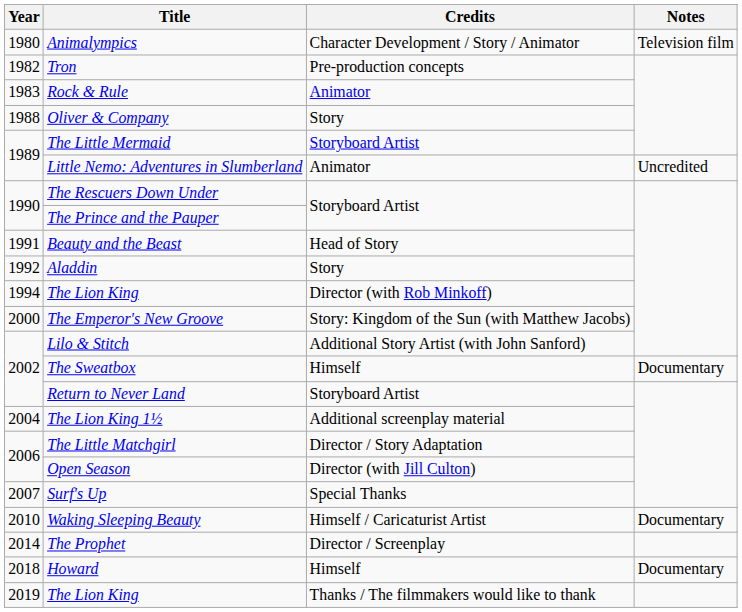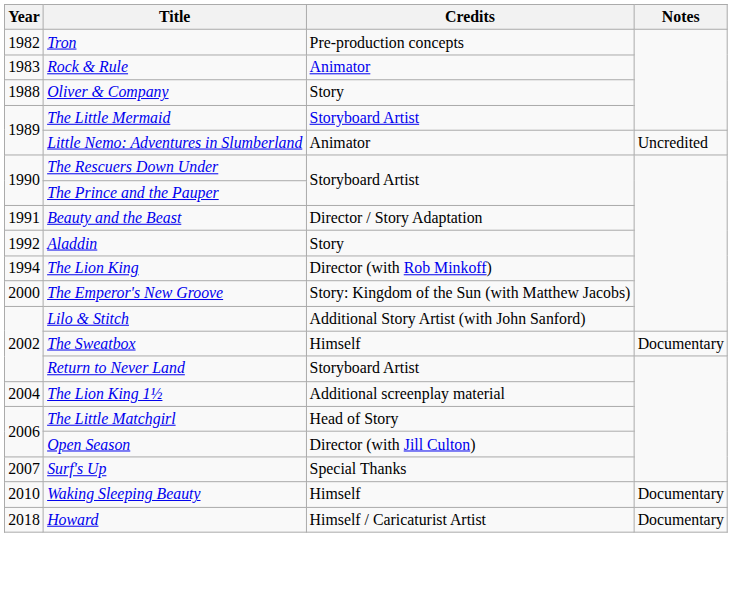- row: (24, 42)
(354, 243) Head of Story -> (396, 218) Director / Story Adaptation
(396, 444) Director / Story Adaptation -> (354, 419) Head of Story
(398, 519) Himself / Caricaturist Artist -> (335, 494) Himself
- row: (24, 544)
(335, 569) Himself -> (398, 519) Himself / Caricaturist Artist
- row: (24, 594)
